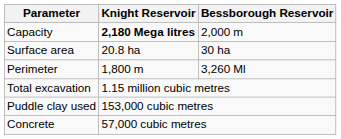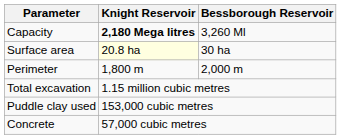(222, 32) 2,000 m -> (223, 32) 3,260 Ml
(121, 50) no background -> (121, 50) lightyellow background
(223, 69) 3,260 Ml -> (222, 69) 2,000 m
